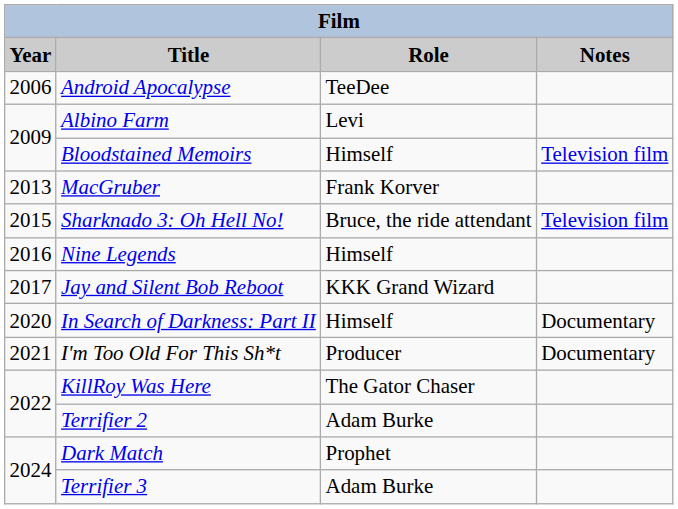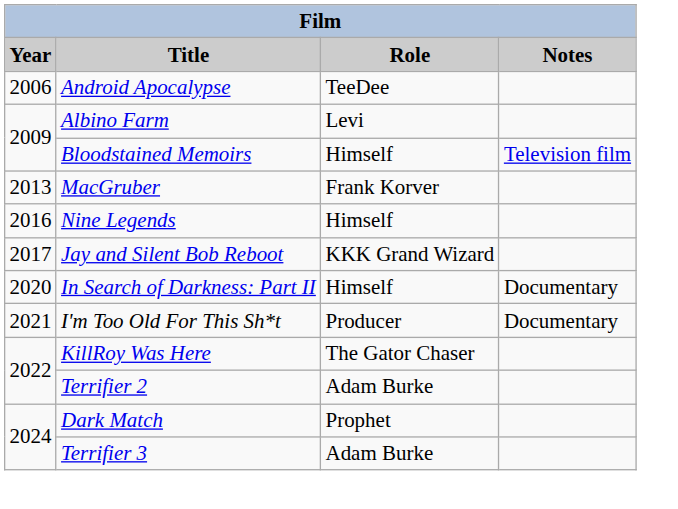- row: (172, 220)
